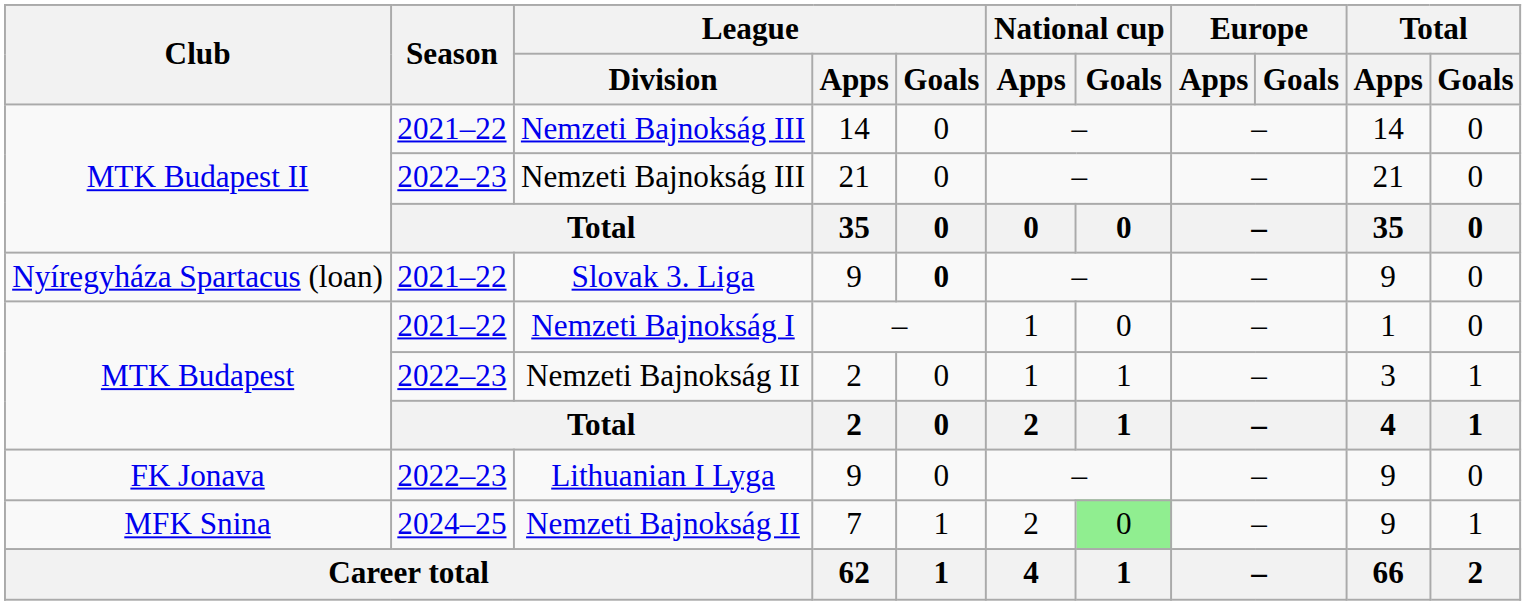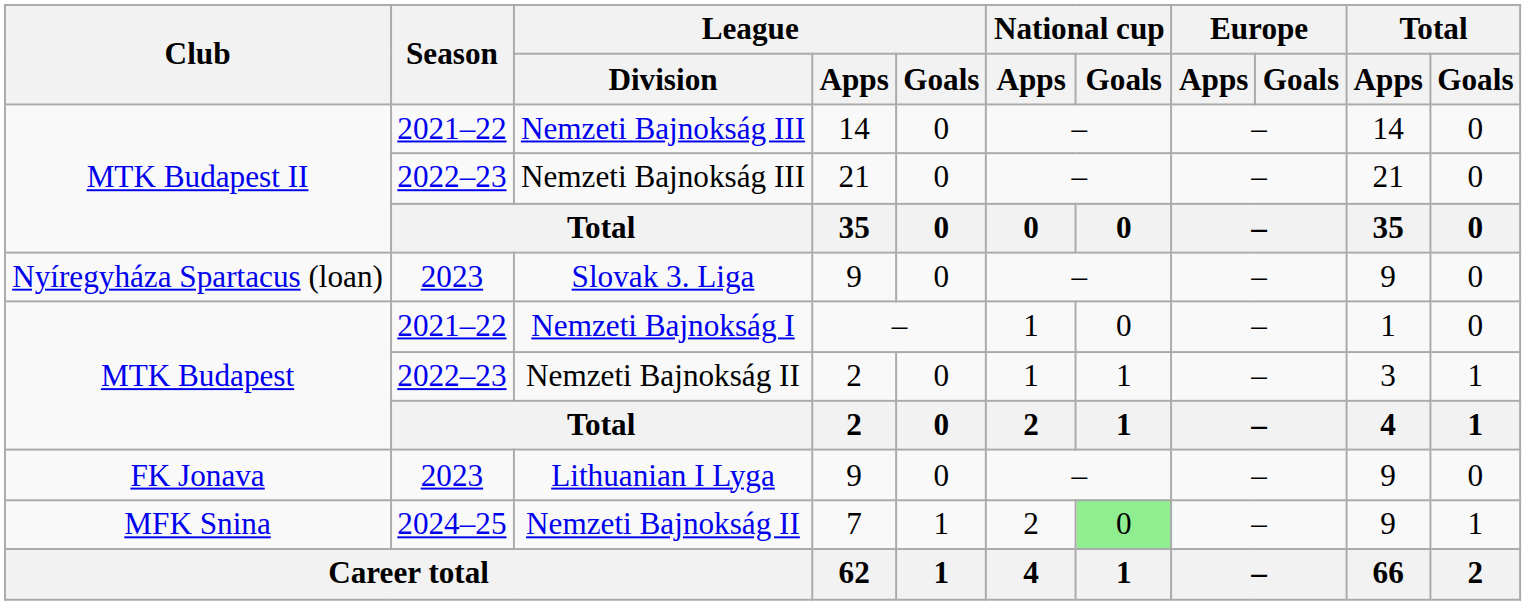(452, 276) 2021–22 -> (452, 276) 2023
(941, 276) bold -> (941, 276) normal
(452, 474) 2022–23 -> (452, 474) 2023
